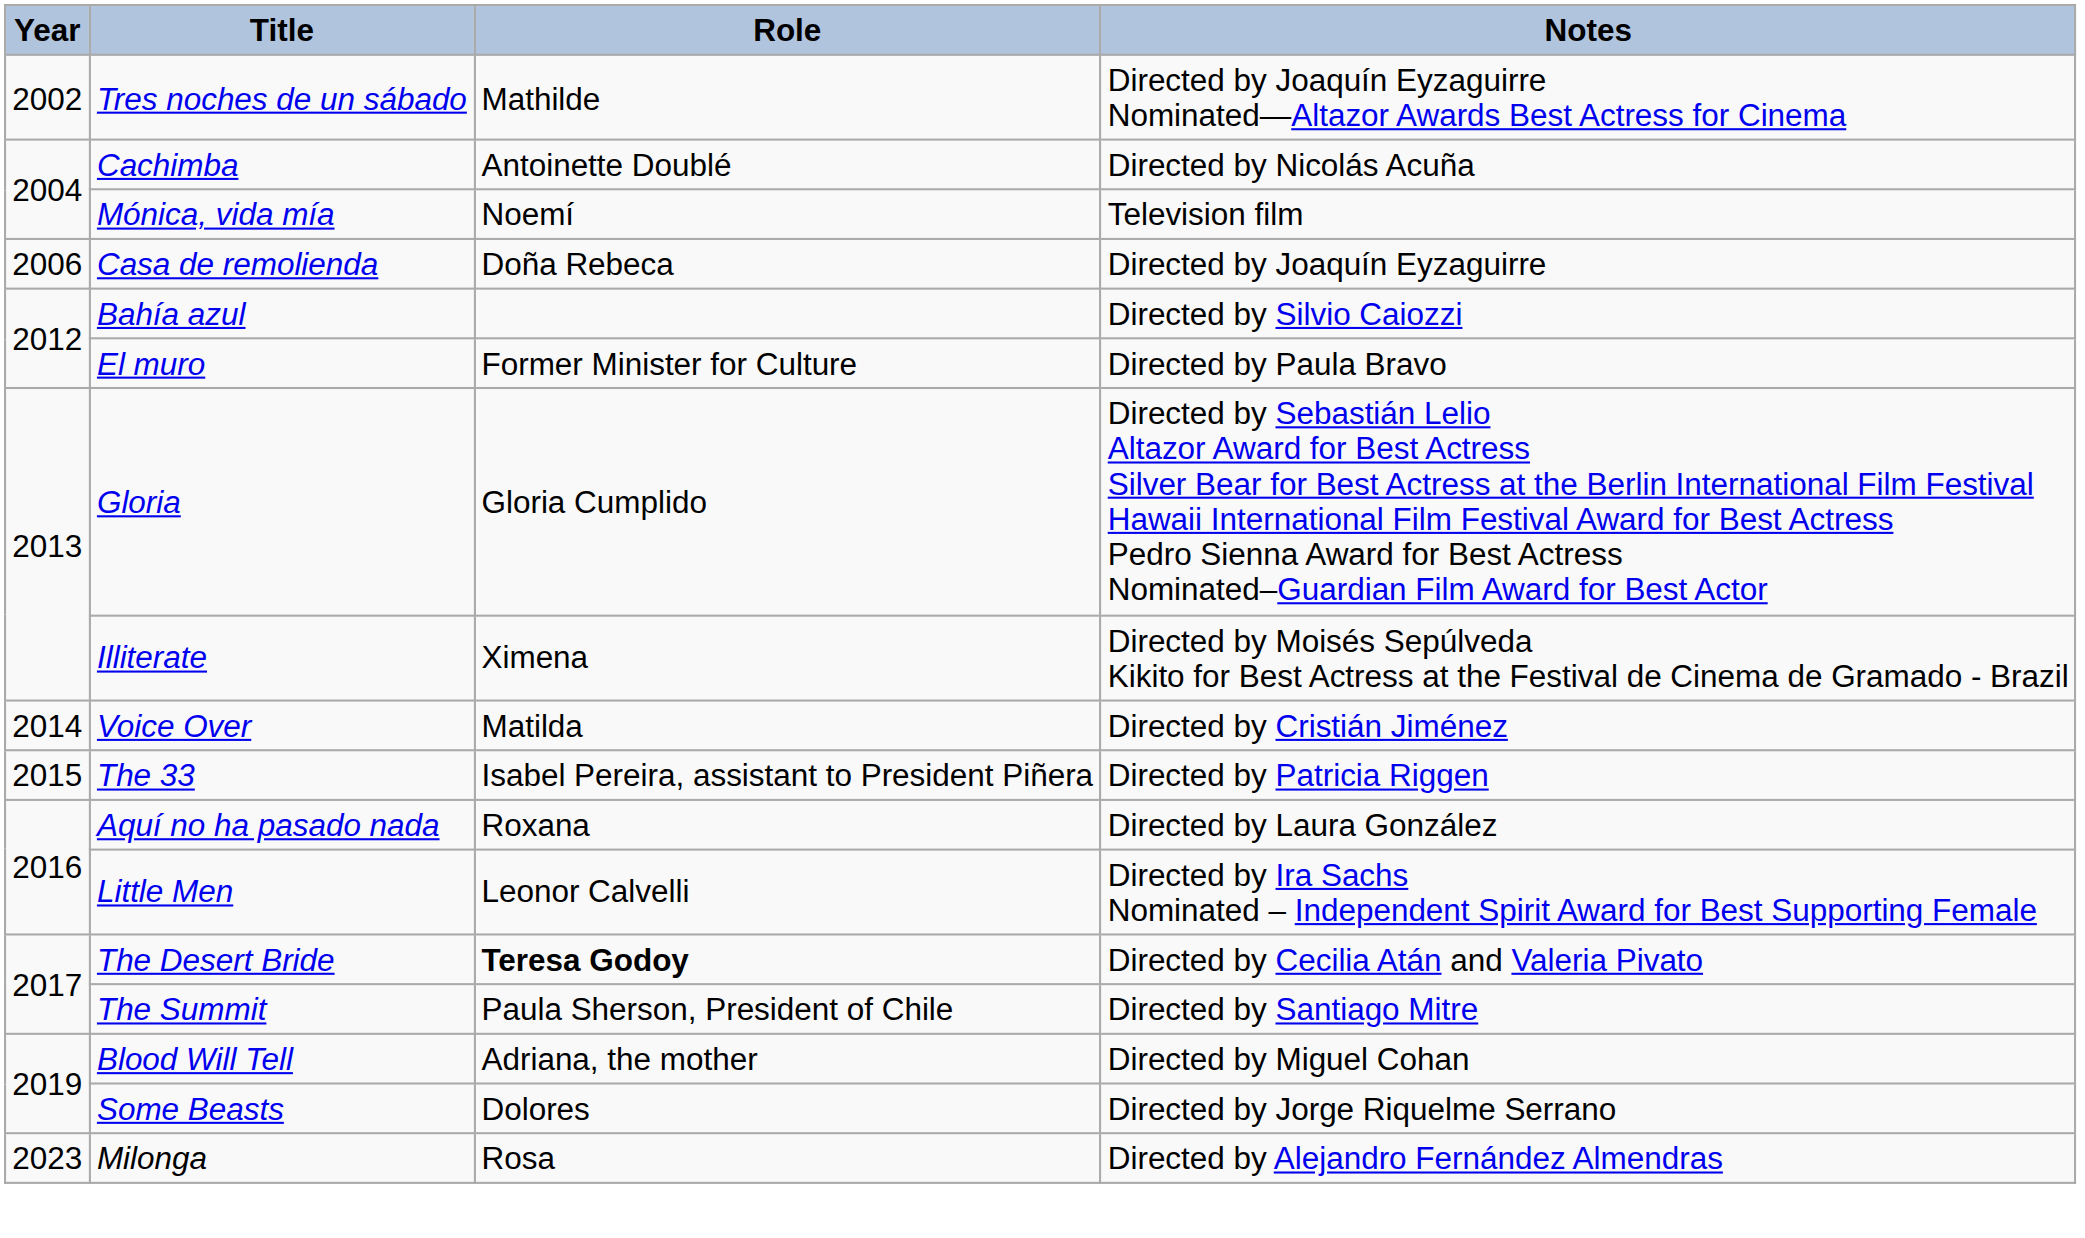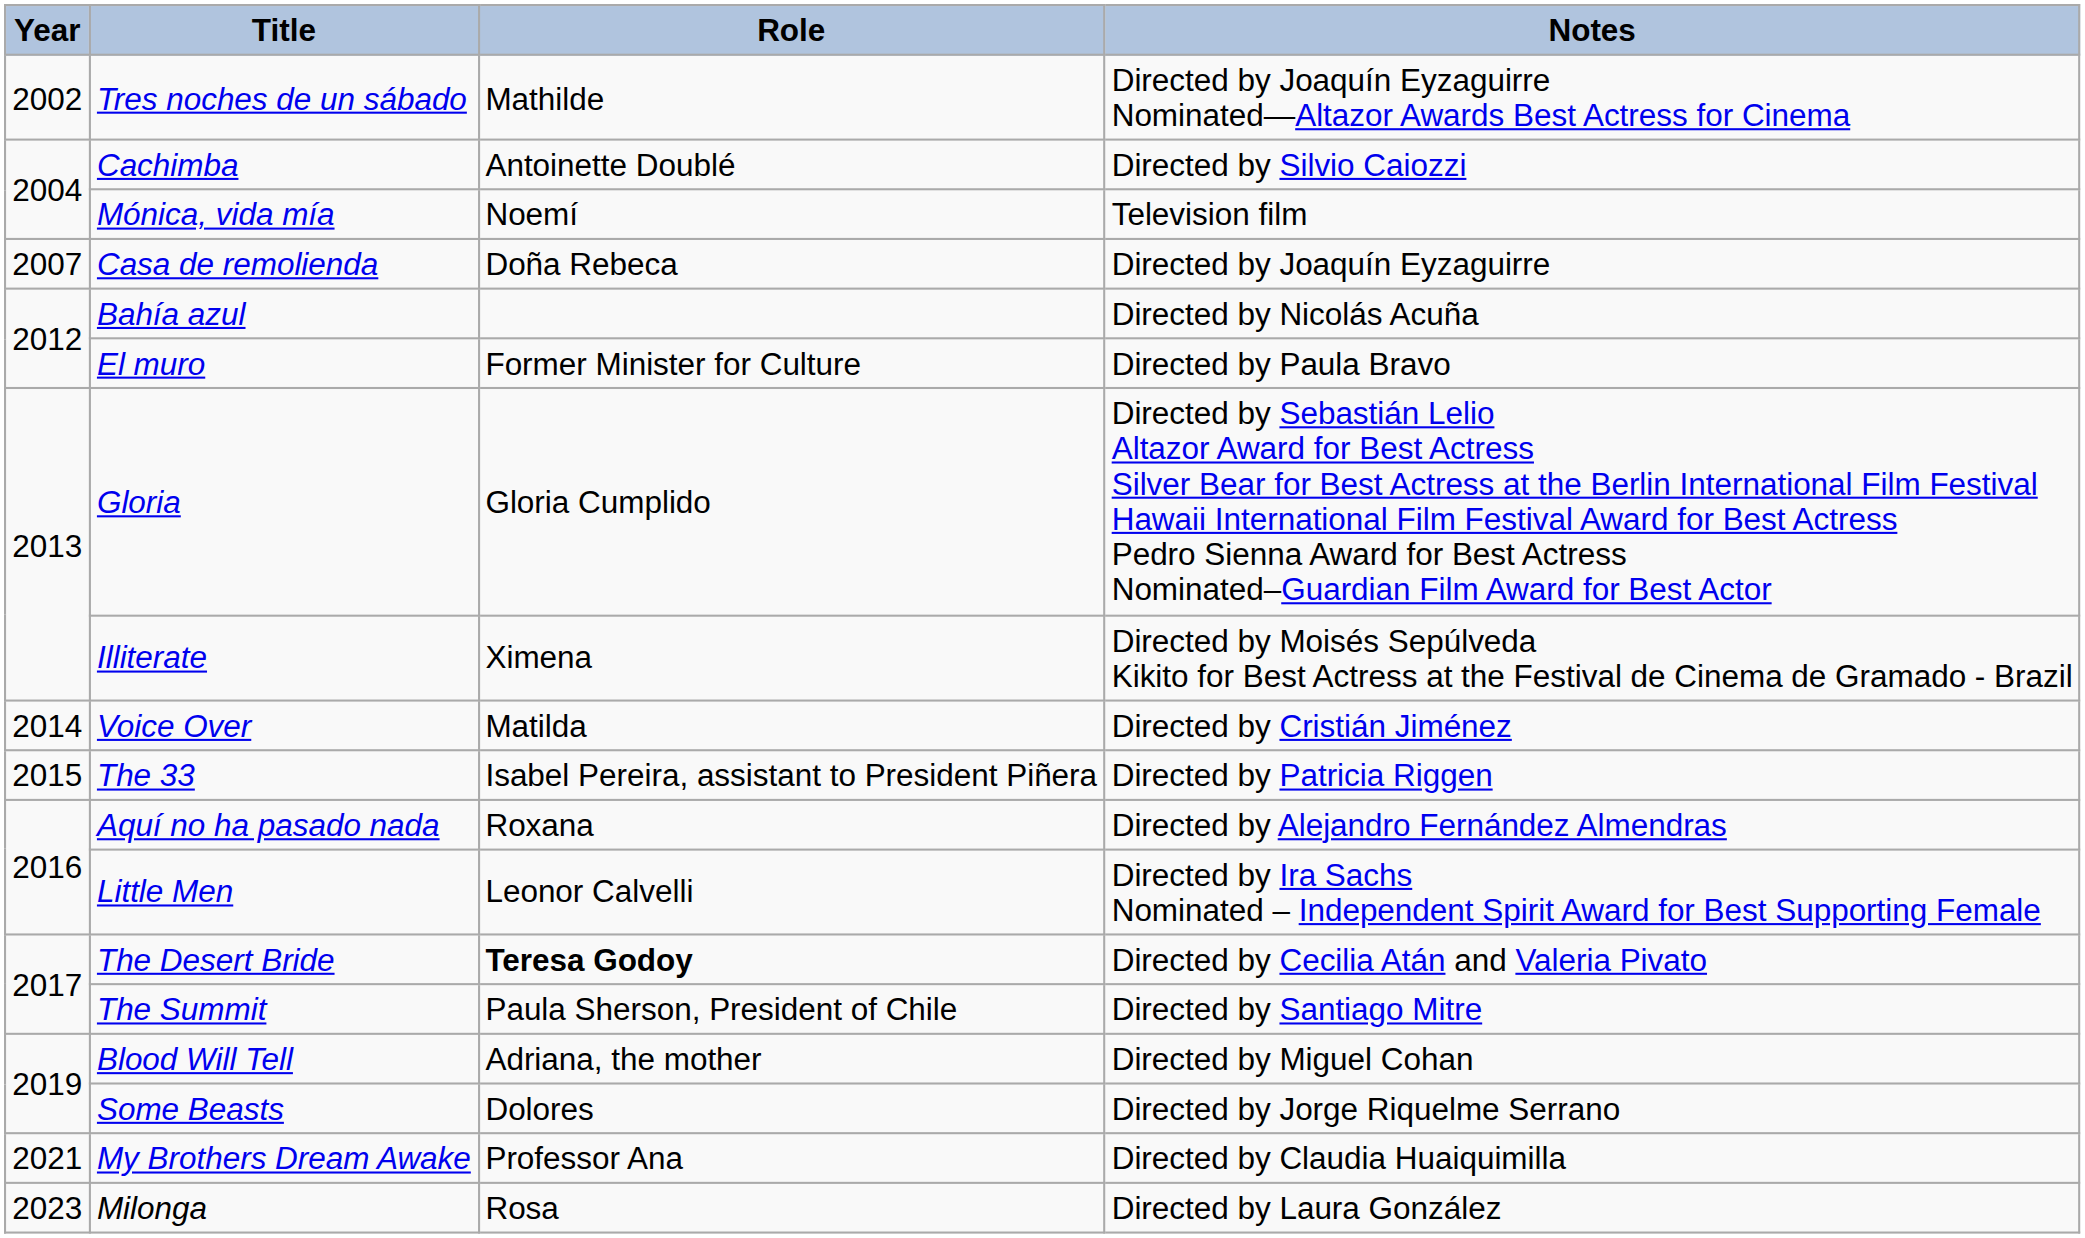(1291, 165) Directed by Nicolás Acuña -> (1289, 165) Directed by Silvio Caiozzi
(47, 265) 2006 -> (47, 265) 2007
(1285, 314) Directed by Silvio Caiozzi -> (1295, 314) Directed by Nicolás Acuña
(1303, 824) Directed by Laura González -> (1419, 824) Directed by Alejandro Fernández Almendras
+ row: (284, 1158)
(1415, 1158) Directed by Alejandro Fernández Almendras -> (1307, 1208) Directed by Laura González
